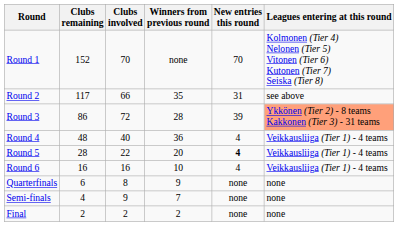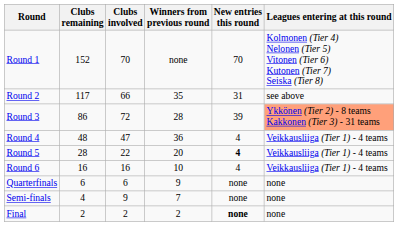(125, 137) 40 -> (125, 137) 47
(125, 183) 8 -> (125, 183) 6
(238, 213) normal -> (238, 213) bold
